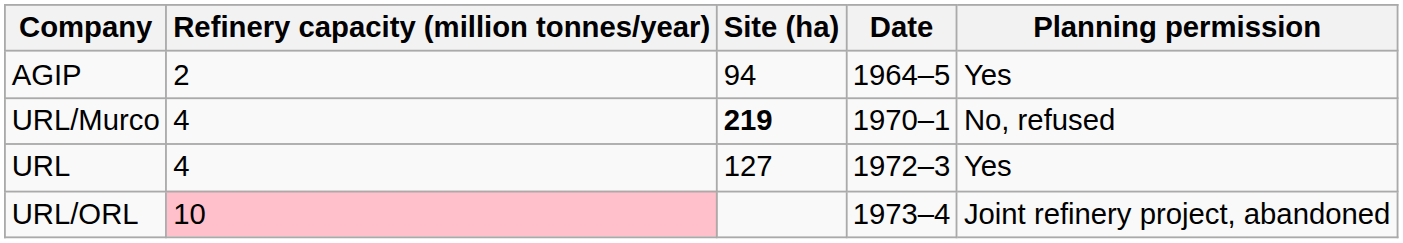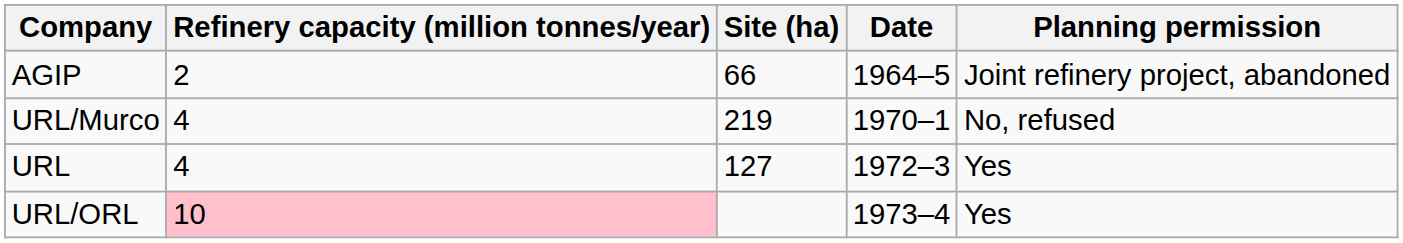(740, 74) 94 -> (740, 74) 66
(988, 74) Yes -> (1177, 74) Joint refinery project, abandoned
(748, 120) bold -> (748, 120) normal
(1177, 213) Joint refinery project, abandoned -> (988, 213) Yes
